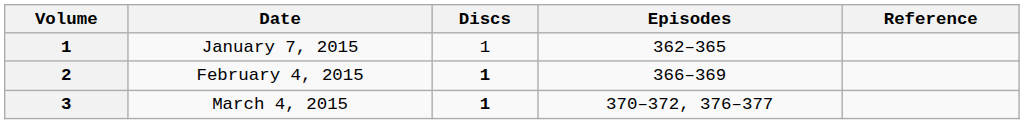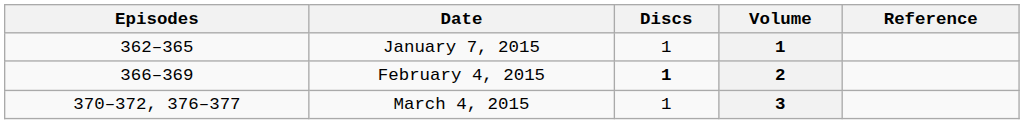columns swapped: (66, 19) <-> (690, 19)
(485, 104) bold -> (666, 104) normal
